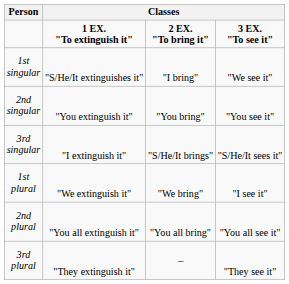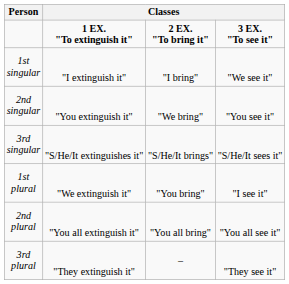(94, 78) "S/He/It extinguishes it" -> (94, 78) "I extinguish it"
(180, 117) "You bring" -> (180, 117) "We bring"
(94, 155) "I extinguish it" -> (94, 155) "S/He/It extinguishes it"
(180, 194) "We bring" -> (180, 194) "You bring"
